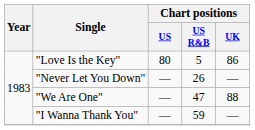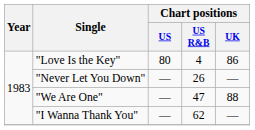(199, 60) 5 -> (199, 60) 4
(199, 115) 59 -> (199, 115) 62
